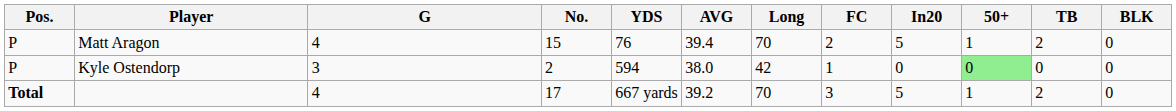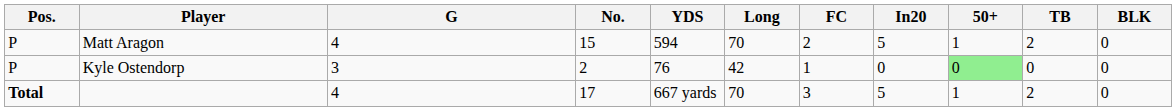- column: (716, 17)
(623, 42) 76 -> (666, 42) 594
(627, 67) 594 -> (662, 67) 76
